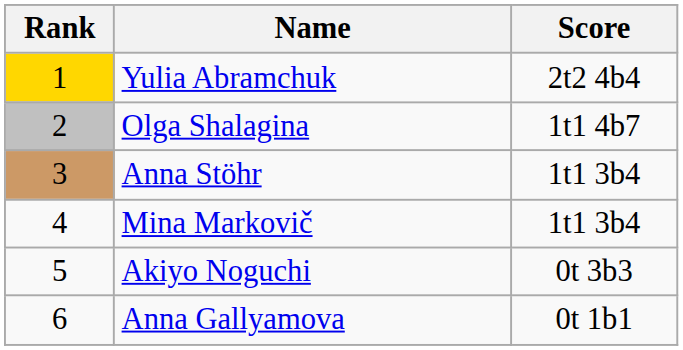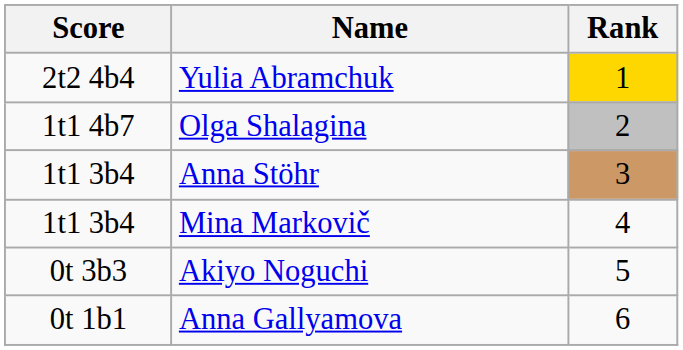columns swapped: (60, 28) <-> (594, 28)
